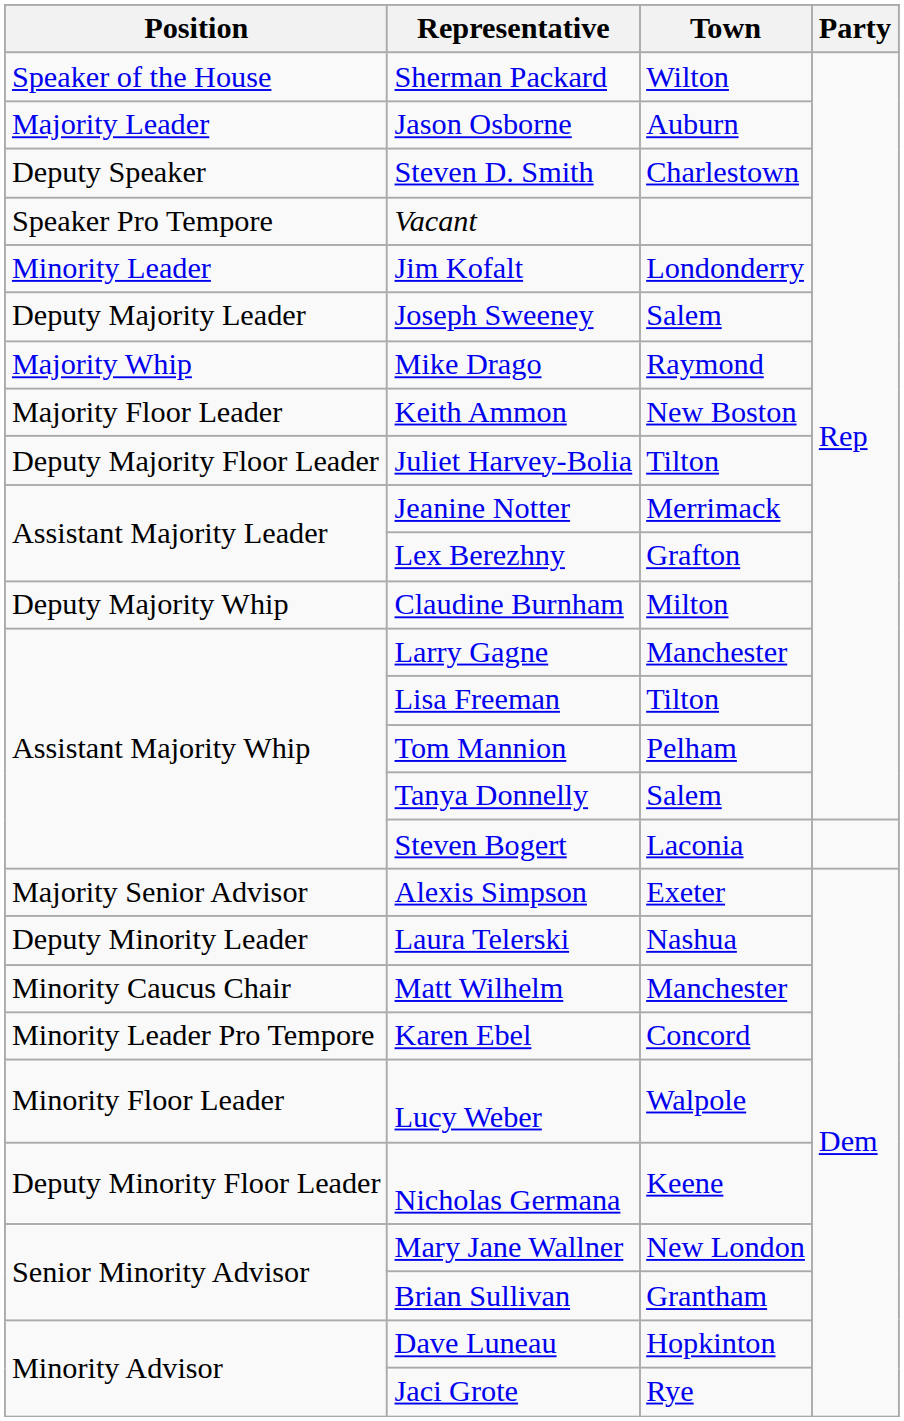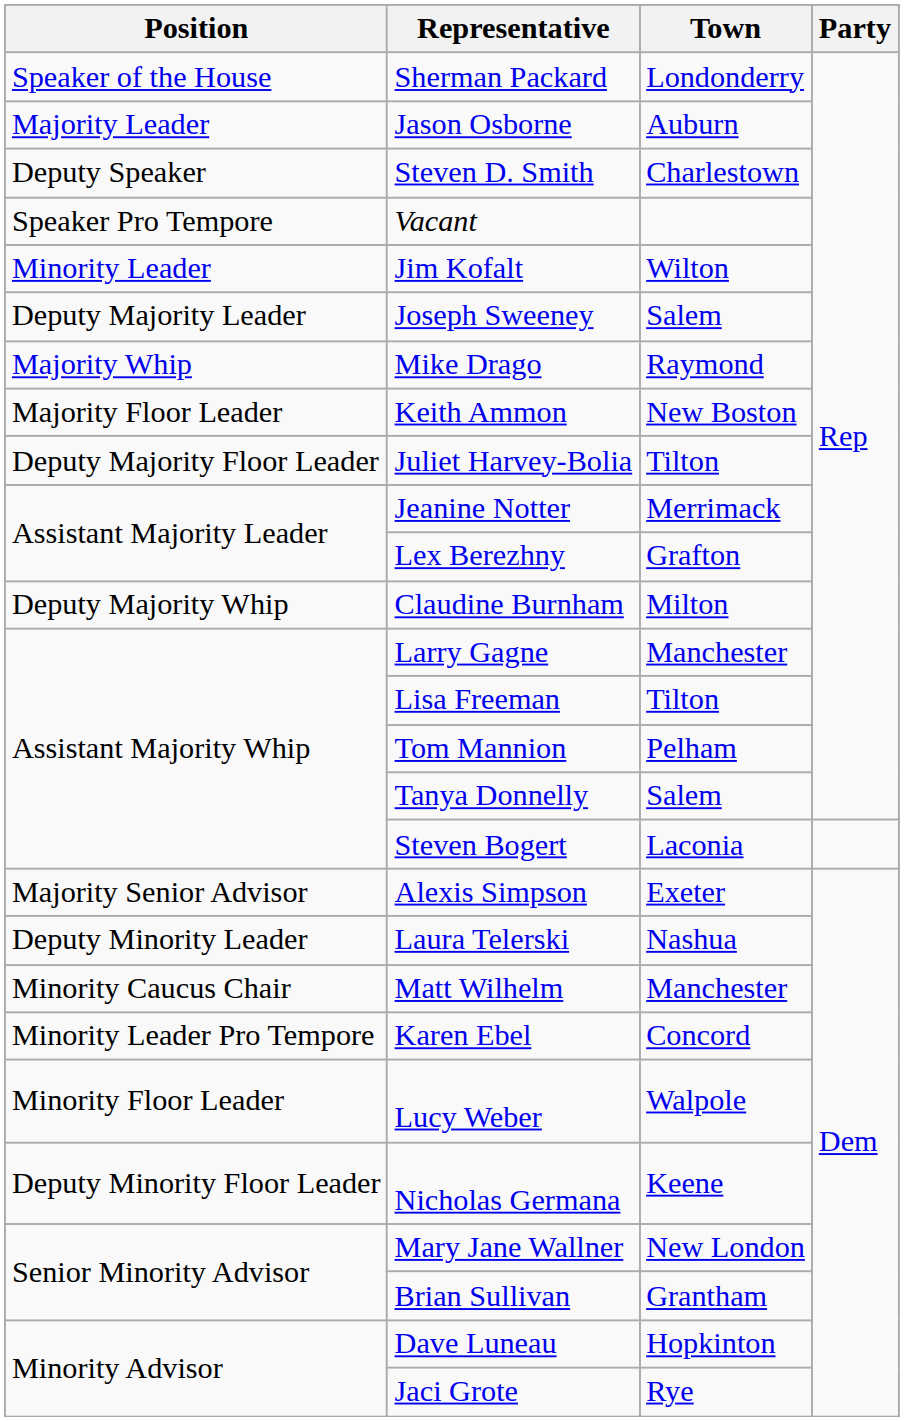(688, 76) Wilton -> (725, 76) Londonderry
(725, 268) Londonderry -> (688, 268) Wilton
